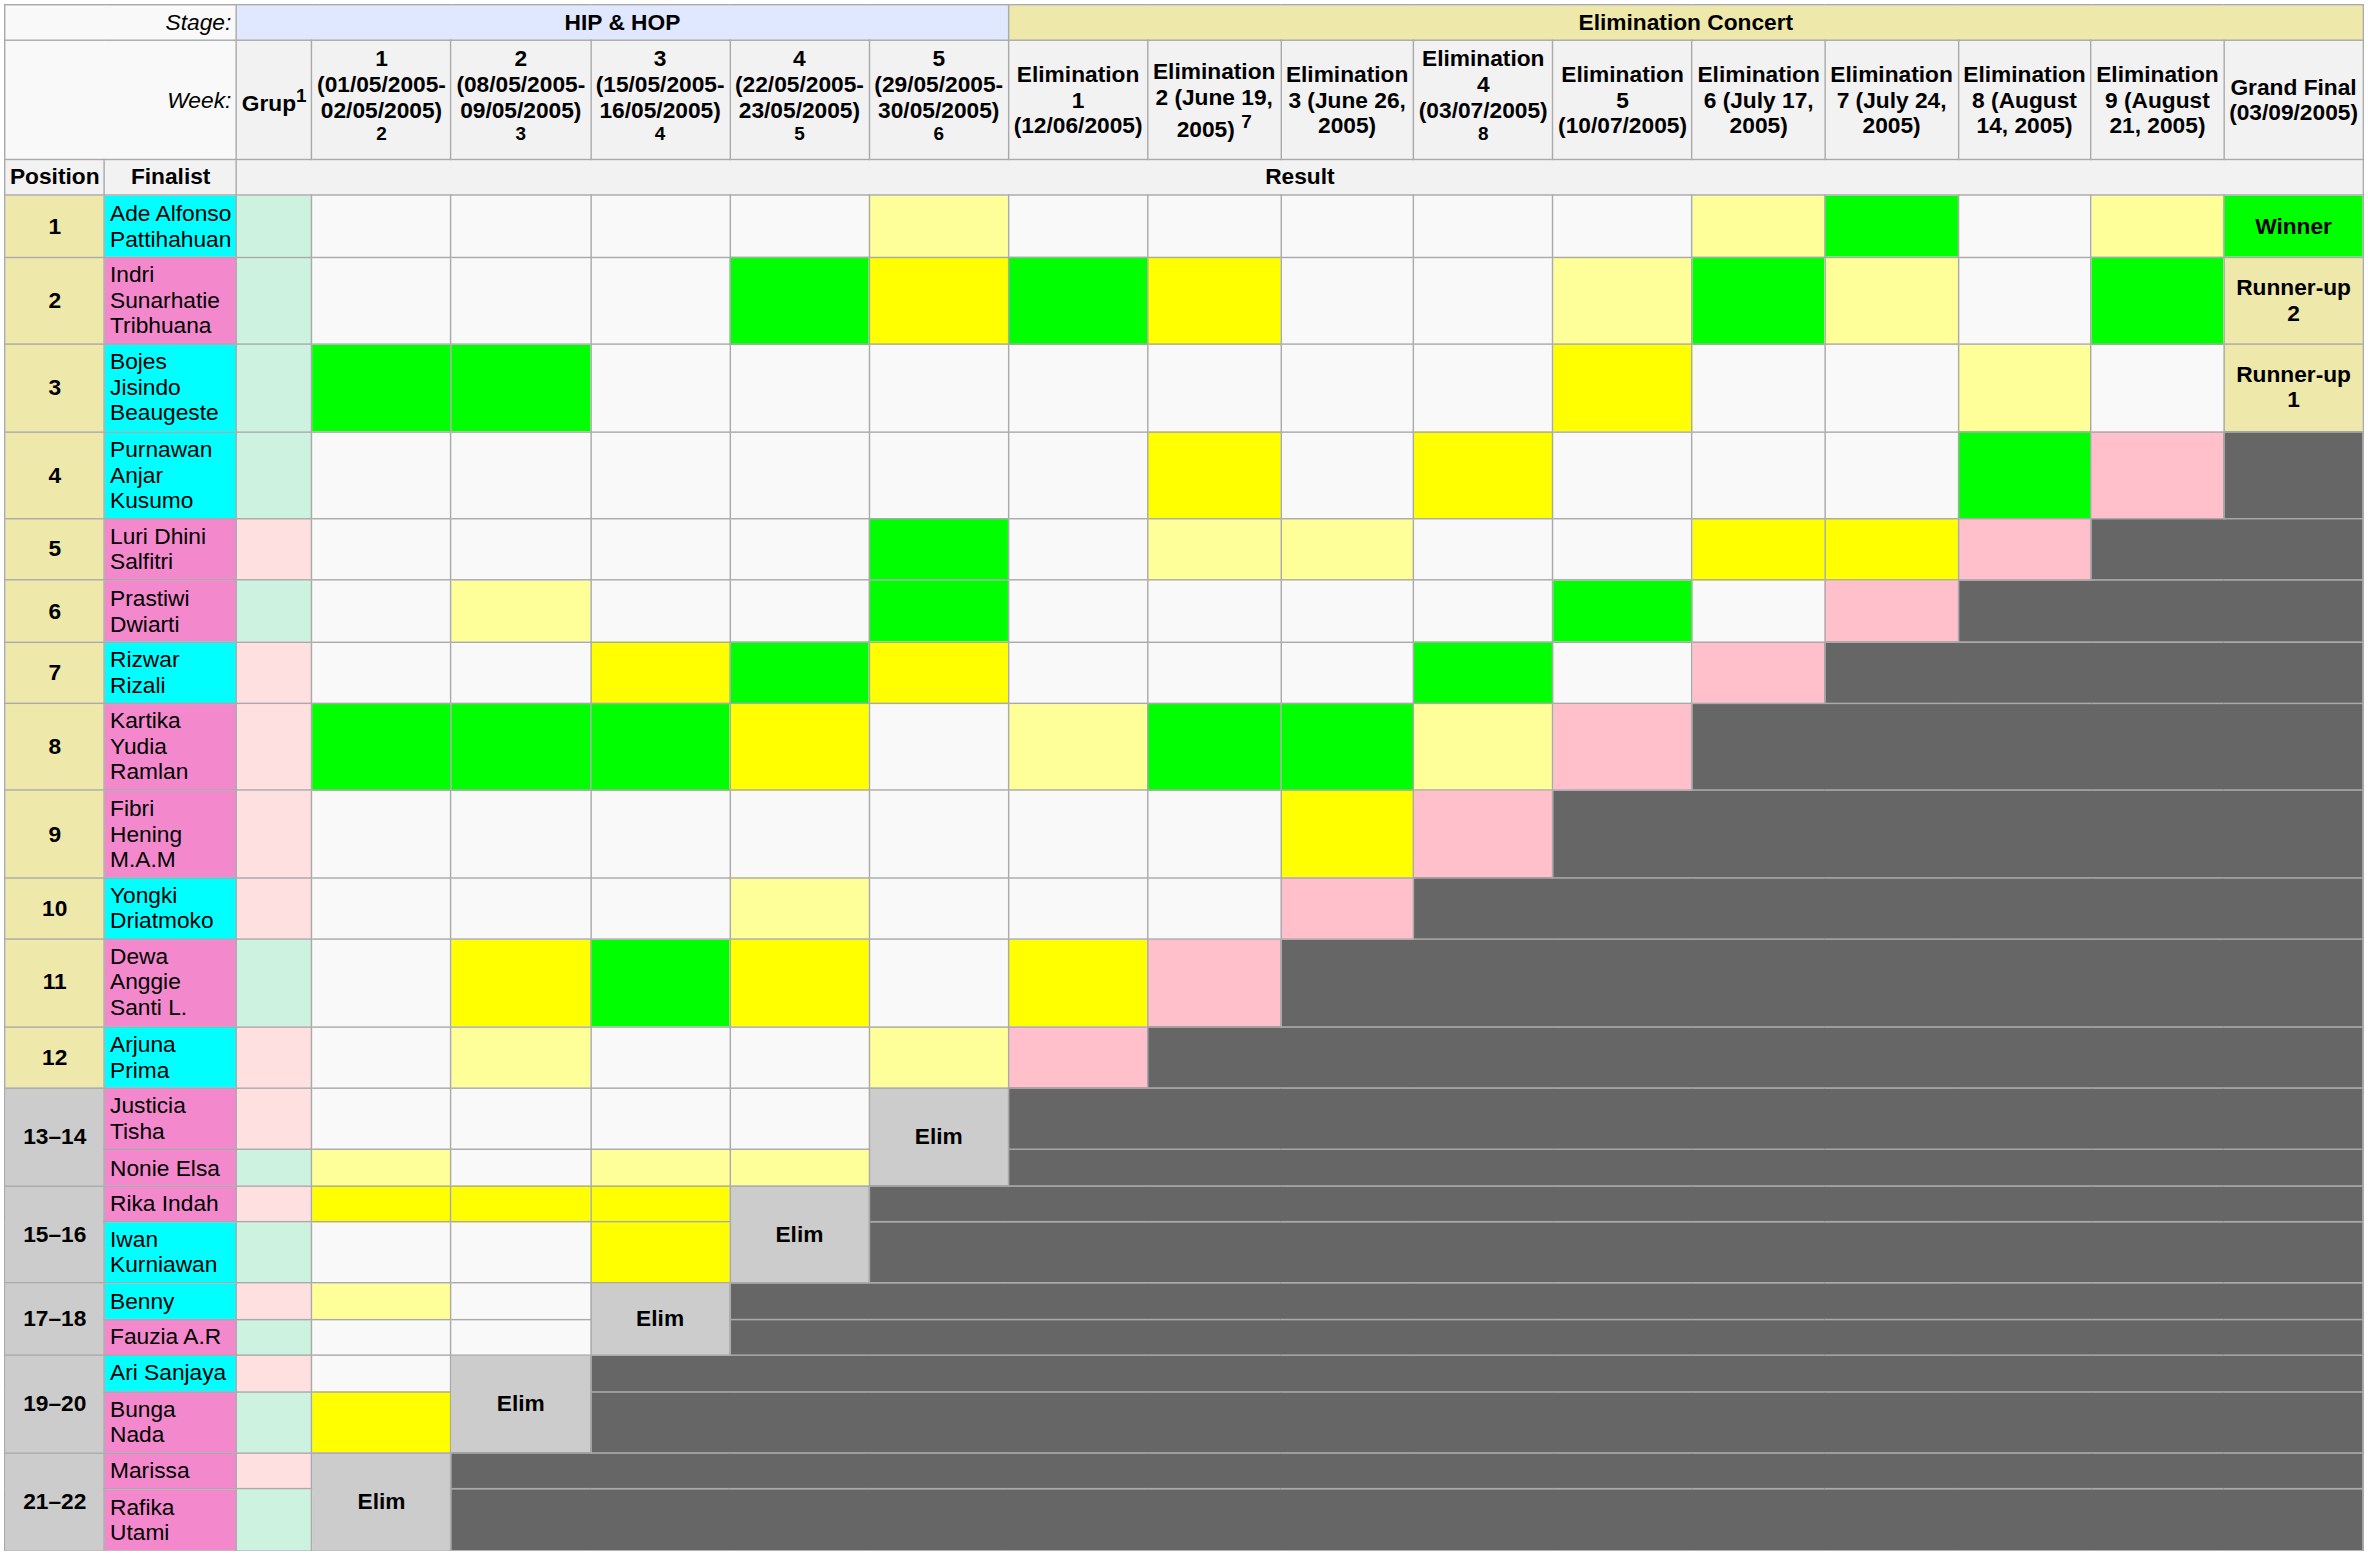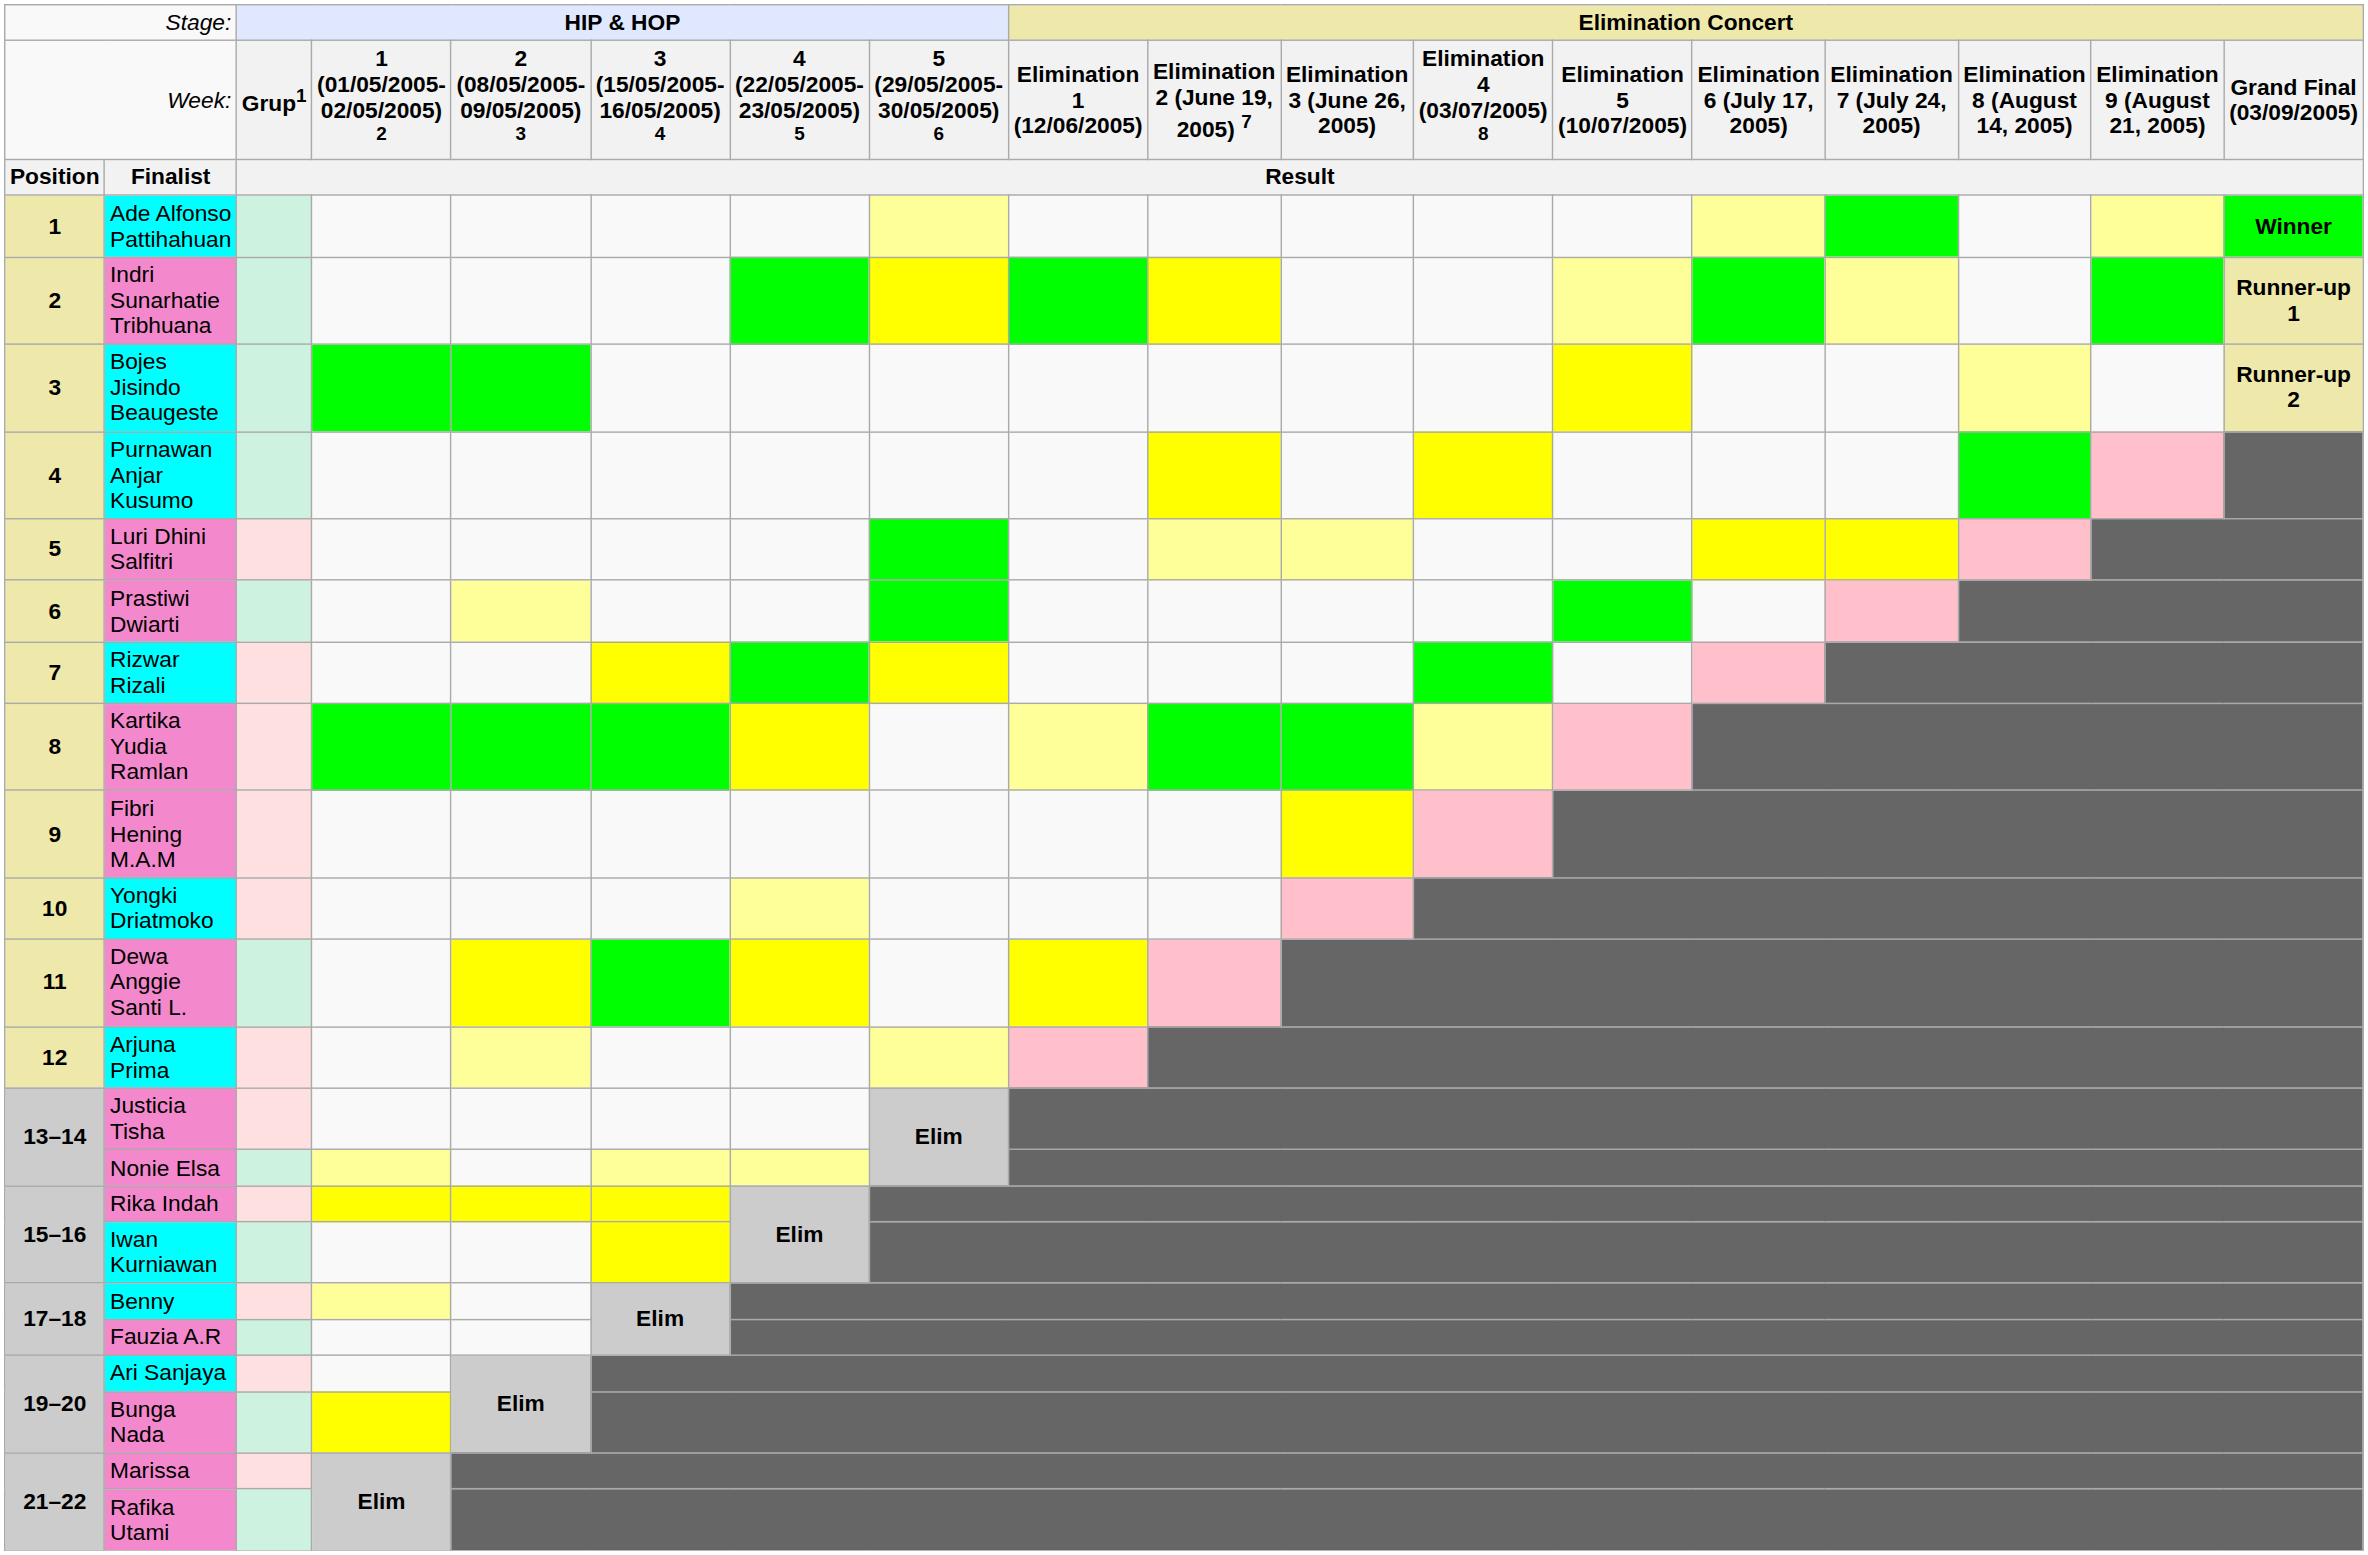(2294, 300) Runner-up 2 -> (2294, 300) Runner-up 1
(2294, 387) Runner-up 1 -> (2294, 387) Runner-up 2
